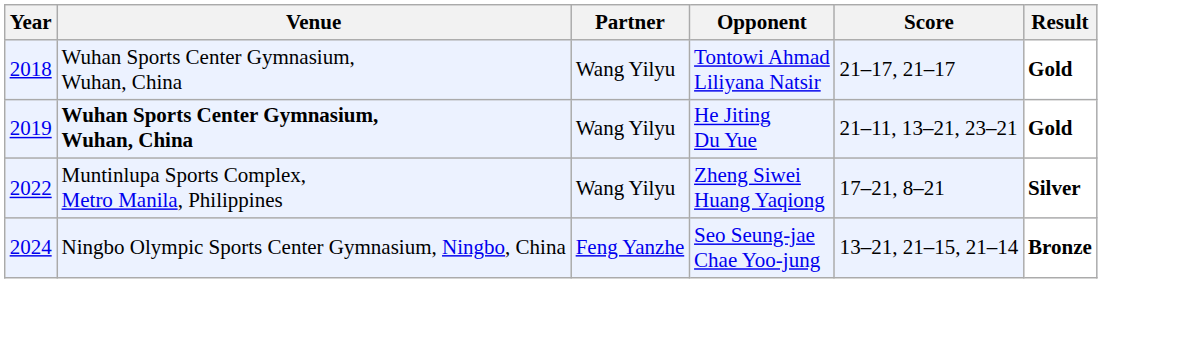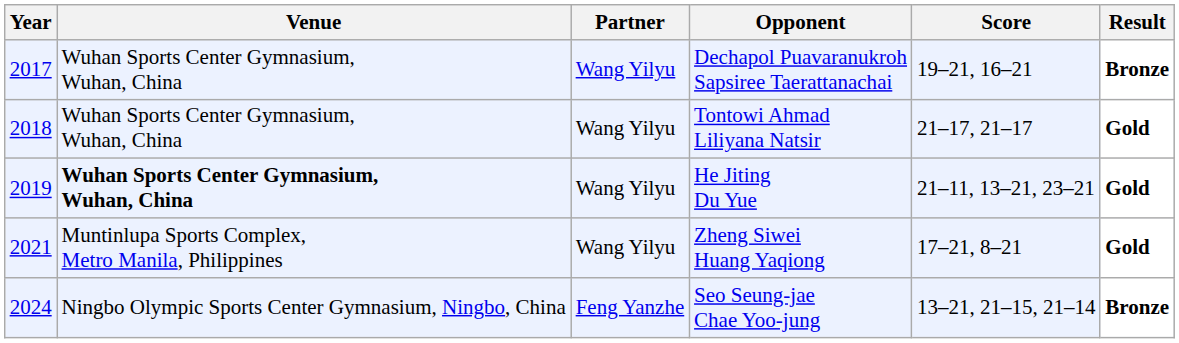+ row: (801, 69)
(31, 188) 2022 -> (31, 247) 2021
(1054, 188) Silver -> (1128, 247) Gold
